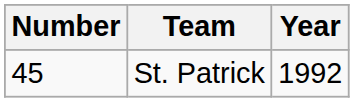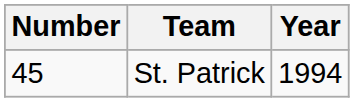(310, 73) 1992 -> (310, 73) 1994
